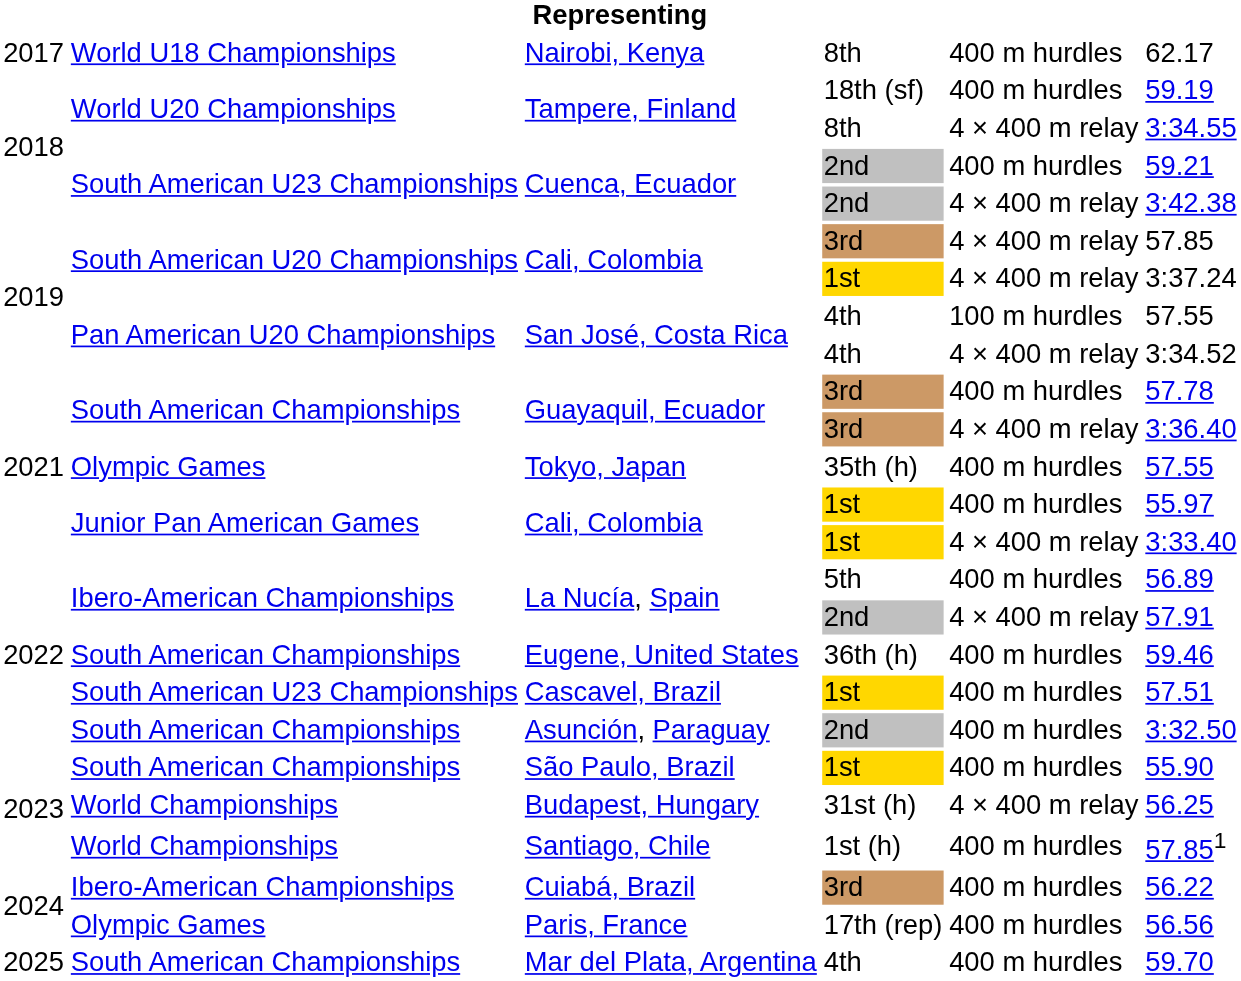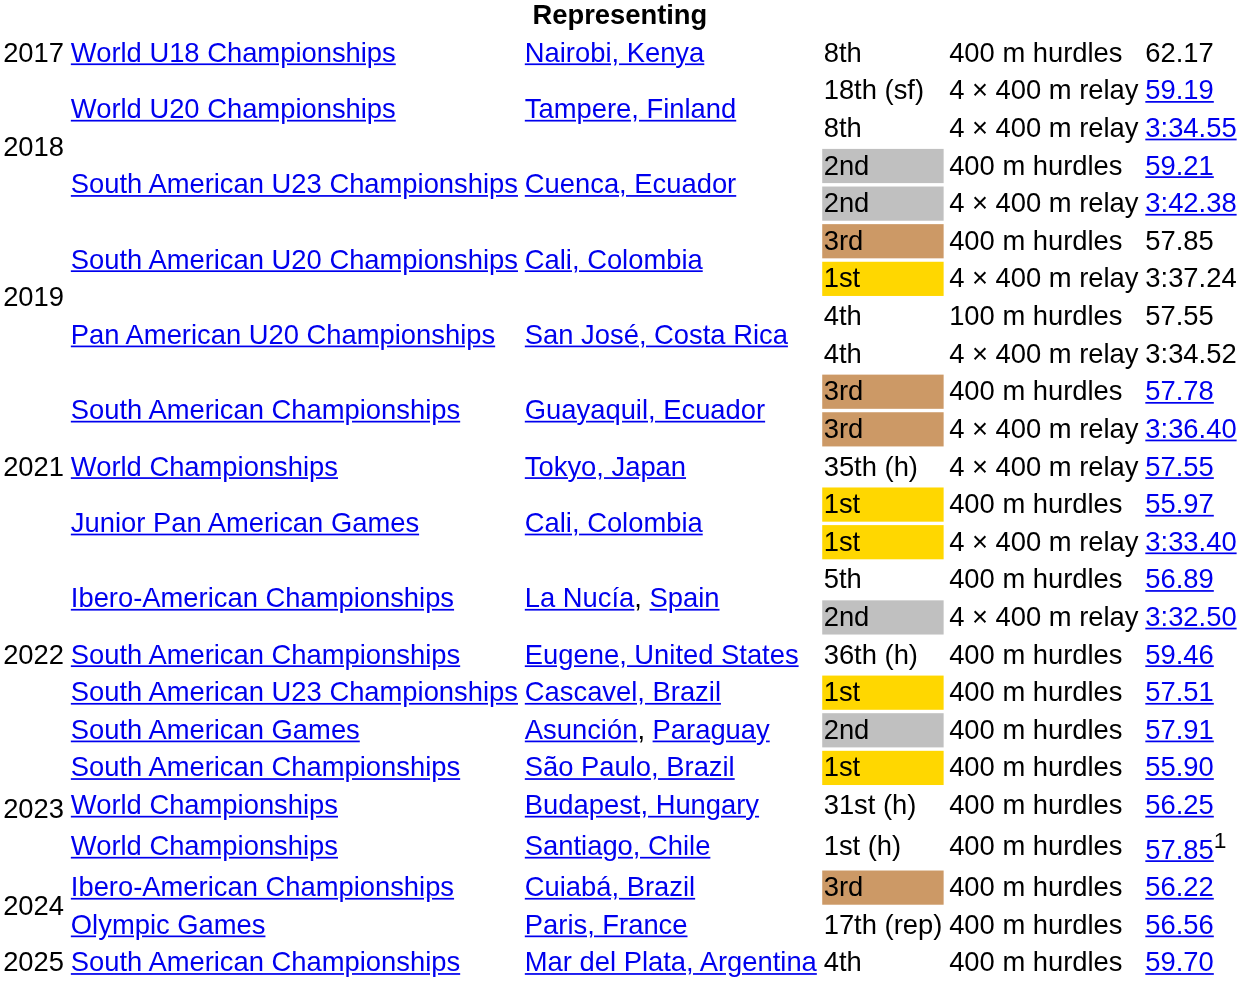(1036, 90) 400 m hurdles -> (1044, 90) 4 × 400 m relay
(1044, 240) 4 × 400 m relay -> (1036, 240) 400 m hurdles
(168, 466) Olympic Games -> (204, 466) World Championships
(1036, 466) 400 m hurdles -> (1044, 466) 4 × 400 m relay
(1180, 617) 57.91 -> (1191, 617) 3:32.50
(266, 729) South American Championships -> (215, 729) South American Games
(1191, 729) 3:32.50 -> (1180, 729) 57.91
(1044, 805) 4 × 400 m relay -> (1036, 805) 400 m hurdles
